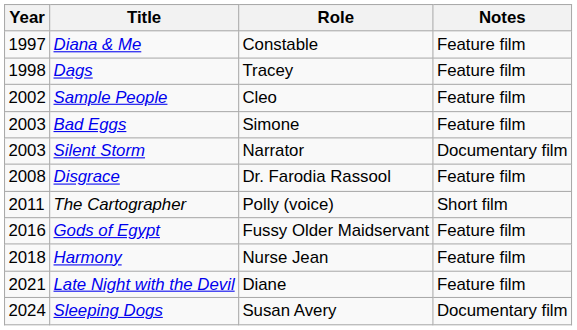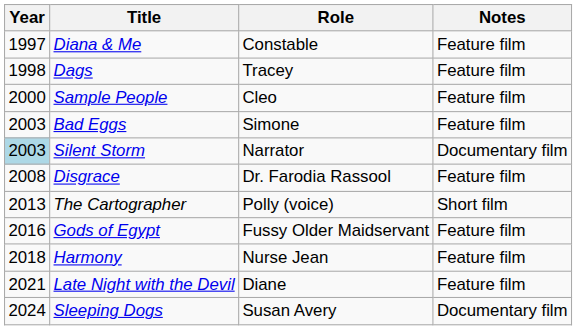(27, 97) 2002 -> (27, 97) 2000
(27, 151) no background -> (27, 151) lightblue background
(26, 204) 2011 -> (27, 204) 2013
